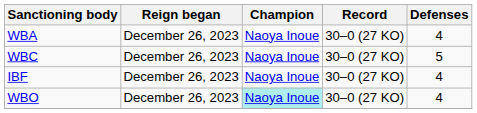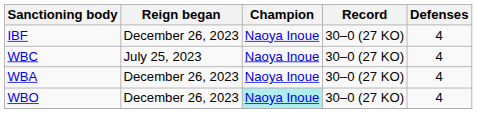rows swapped: (22, 35) <-> (18, 77)
(181, 56) December 26, 2023 -> (163, 56) July 25, 2023
(439, 56) 5 -> (439, 56) 4
